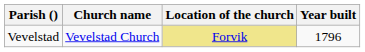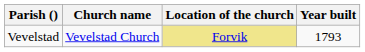(328, 36) 1796 -> (328, 36) 1793
